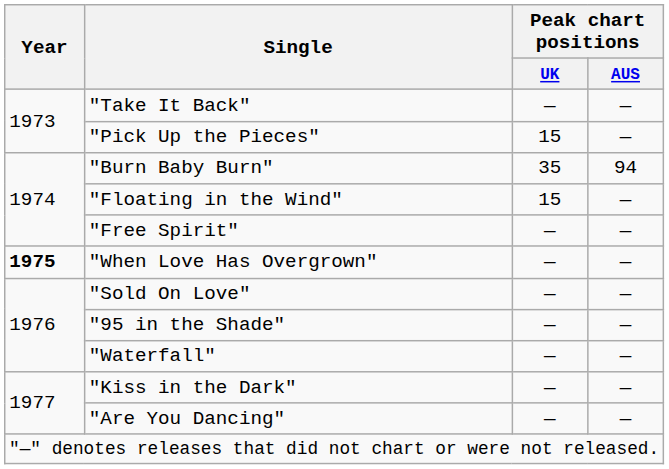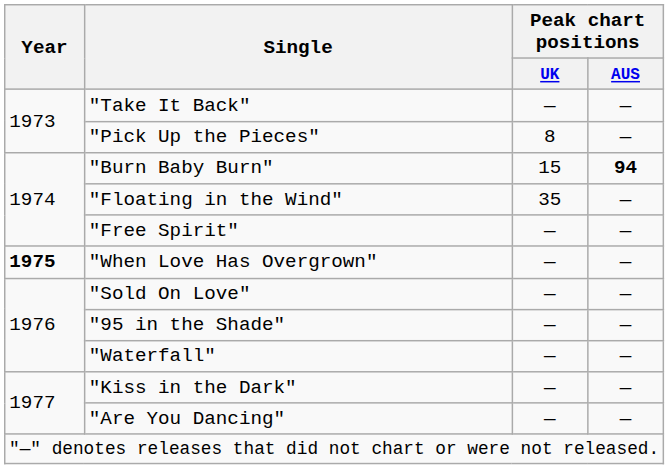(550, 137) 15 -> (550, 137) 8
(550, 168) 35 -> (550, 168) 15
(626, 168) normal -> (626, 168) bold
(550, 199) 15 -> (550, 199) 35
